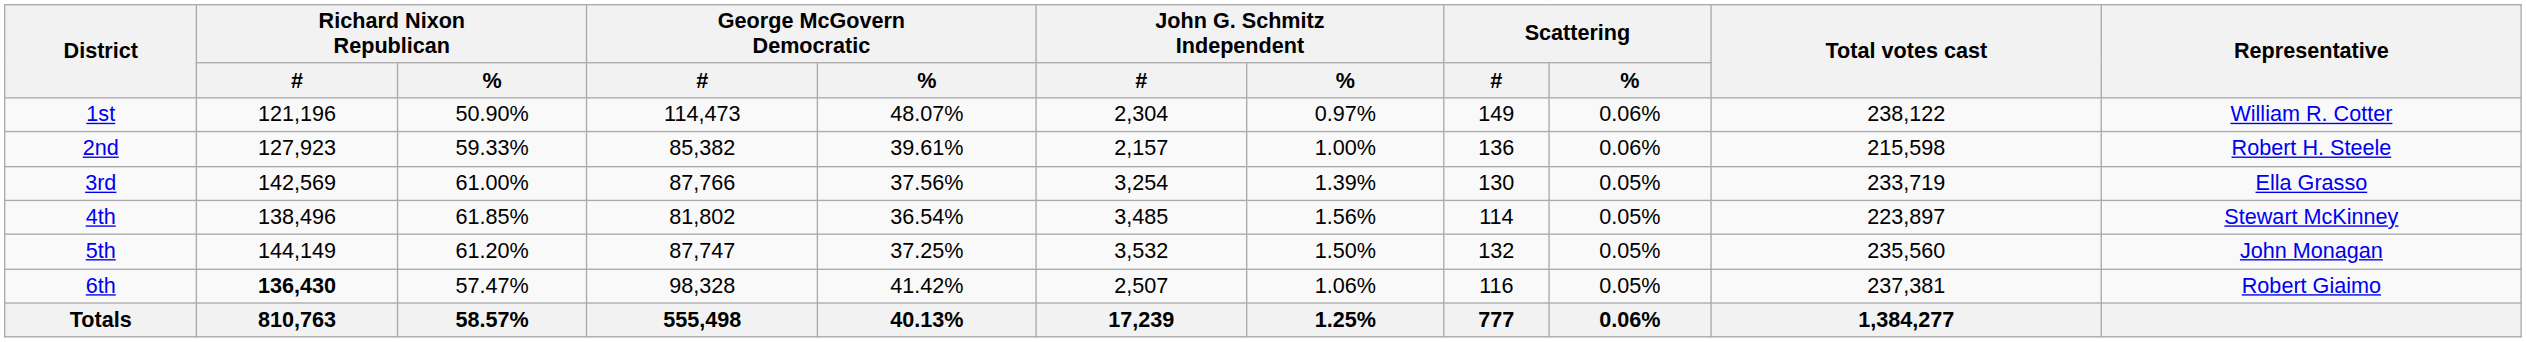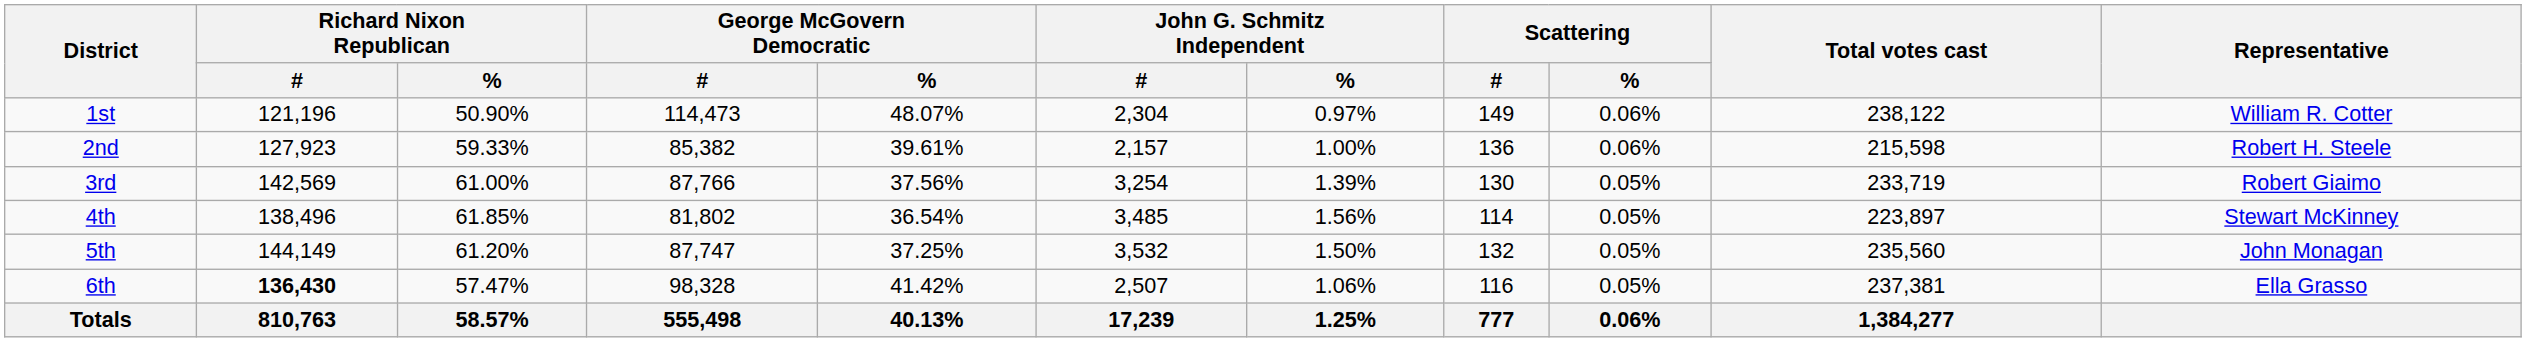(2311, 182) Ella Grasso -> (2311, 182) Robert Giaimo
(2311, 285) Robert Giaimo -> (2311, 285) Ella Grasso
